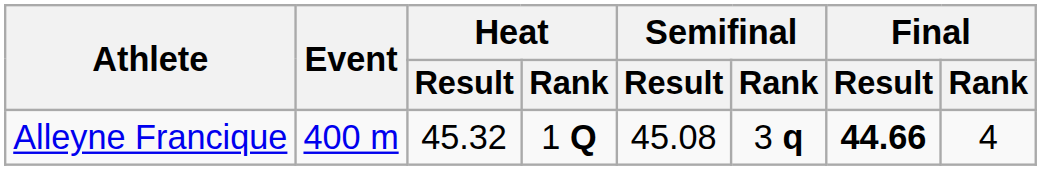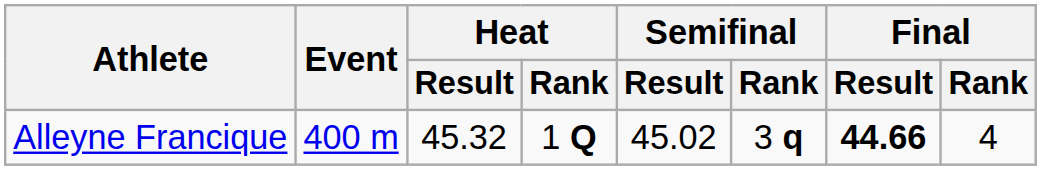(674, 138) 45.08 -> (674, 138) 45.02
